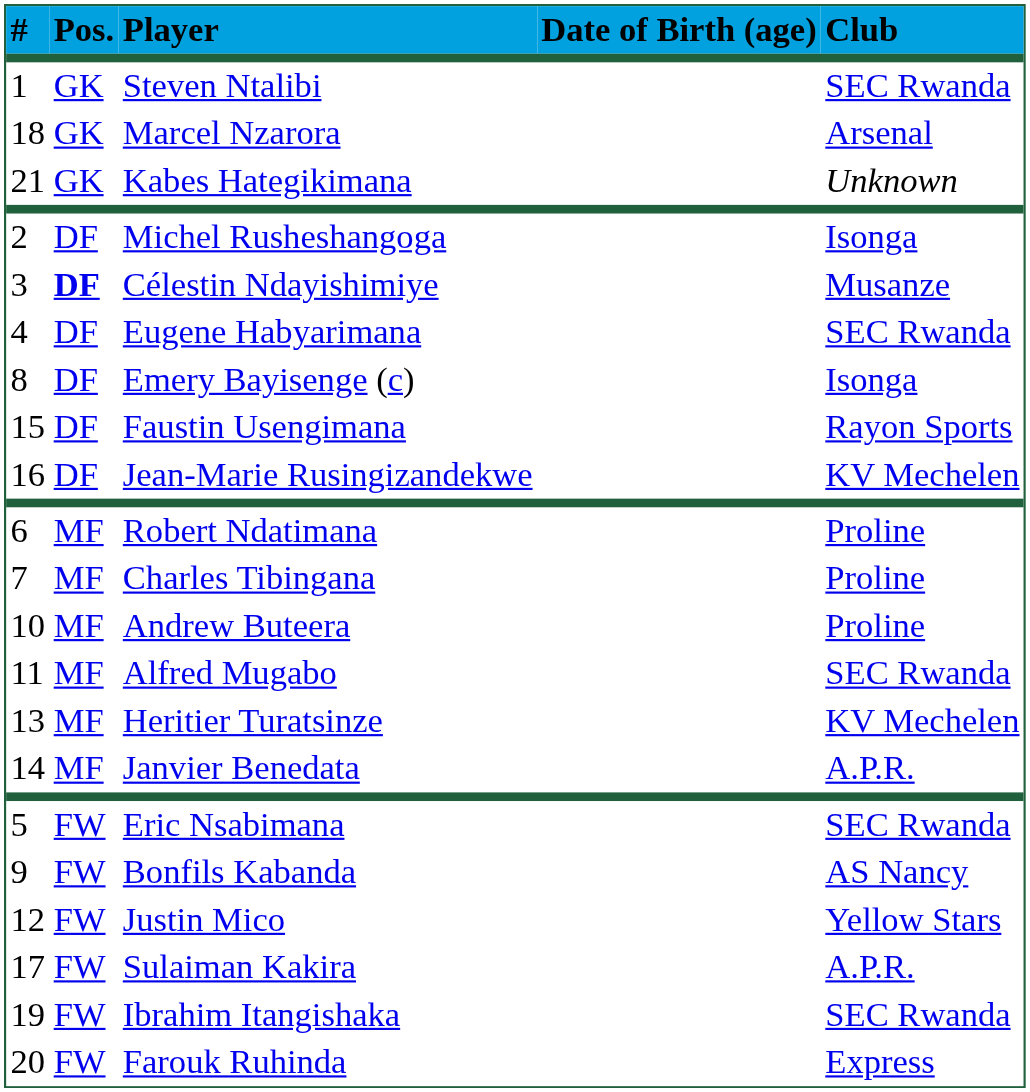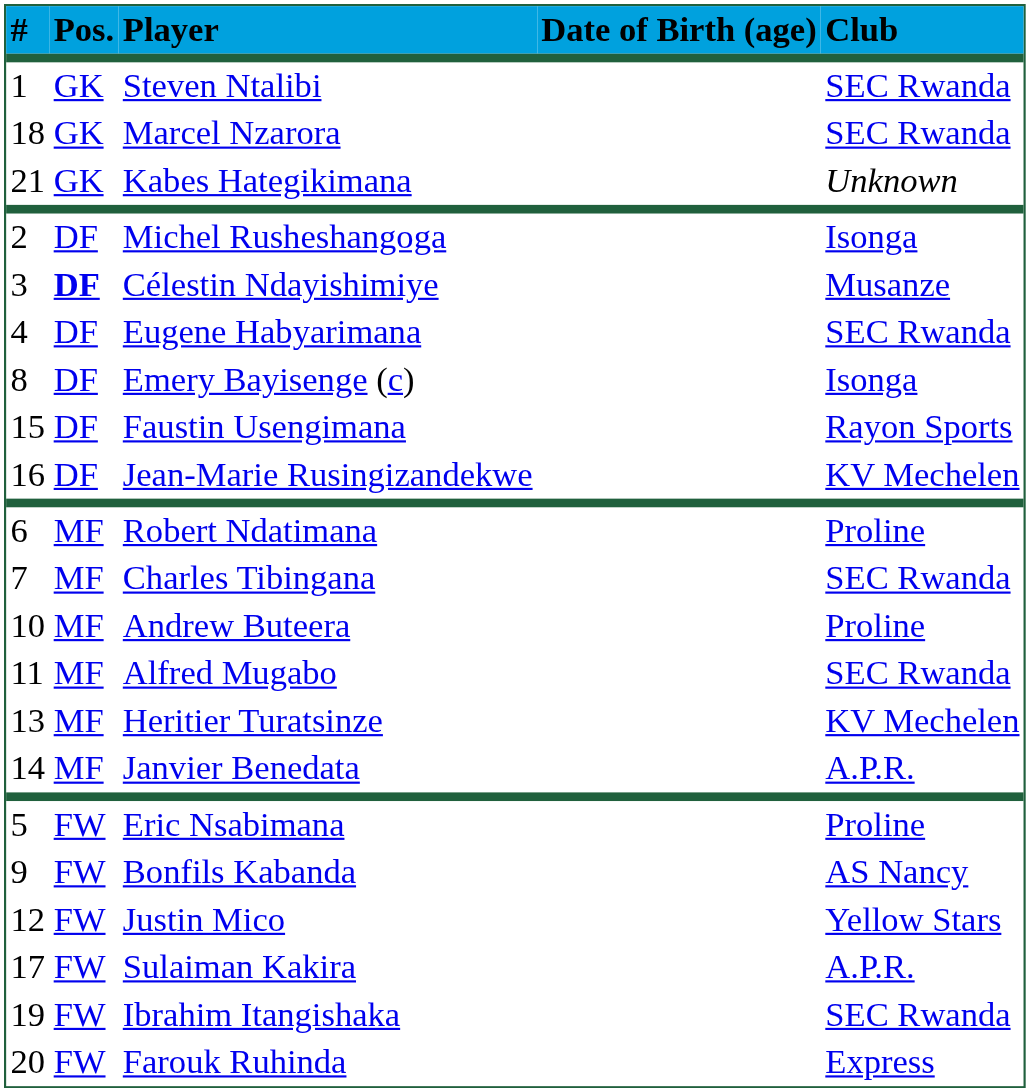(879, 133) Arsenal -> (918, 133) SEC Rwanda
(875, 577) Proline -> (918, 577) SEC Rwanda
(918, 824) SEC Rwanda -> (875, 824) Proline
